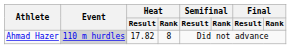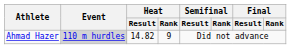(142, 37) 17.82 -> (142, 37) 14.82
(169, 37) 8 -> (169, 37) 9
